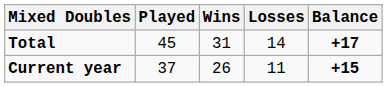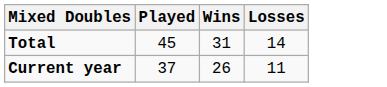- column: (345, 17)
